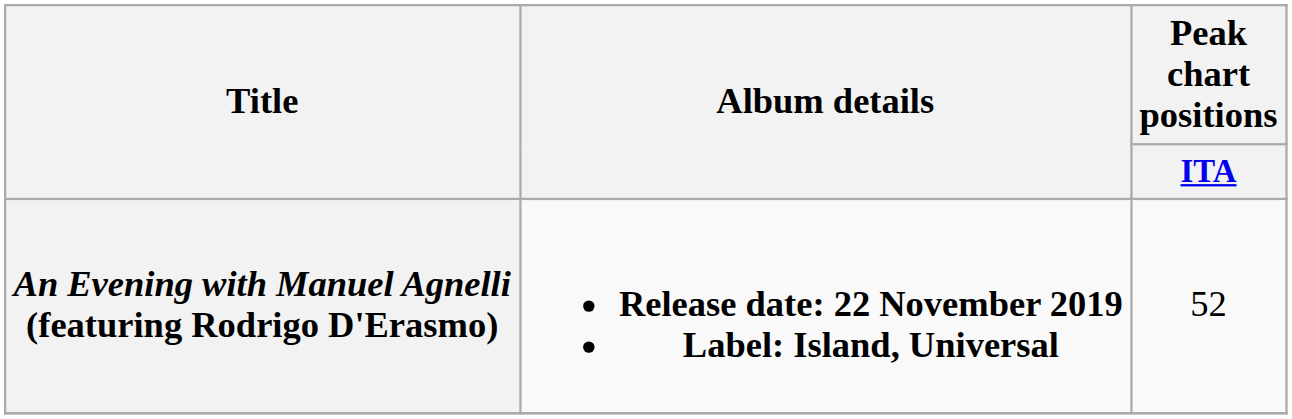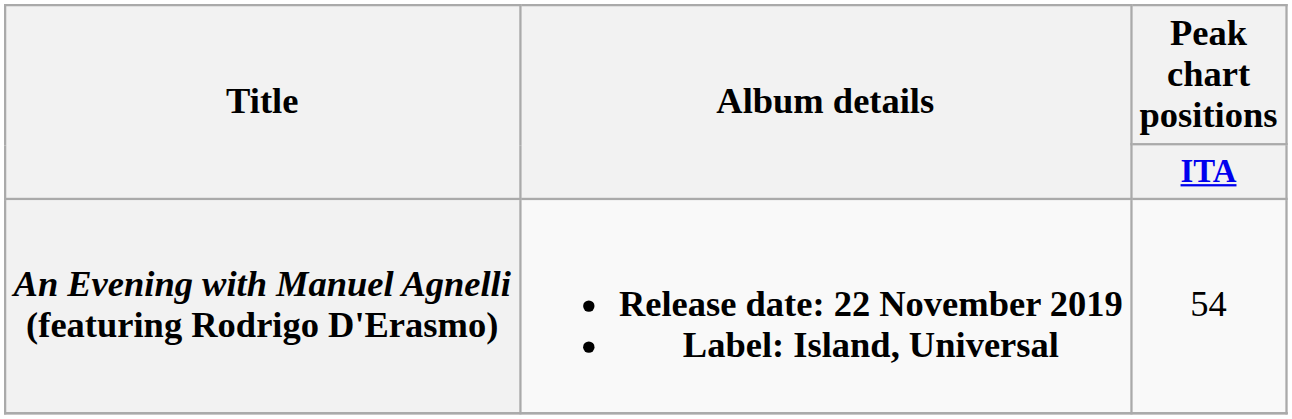(1209, 305) 52 -> (1209, 305) 54
